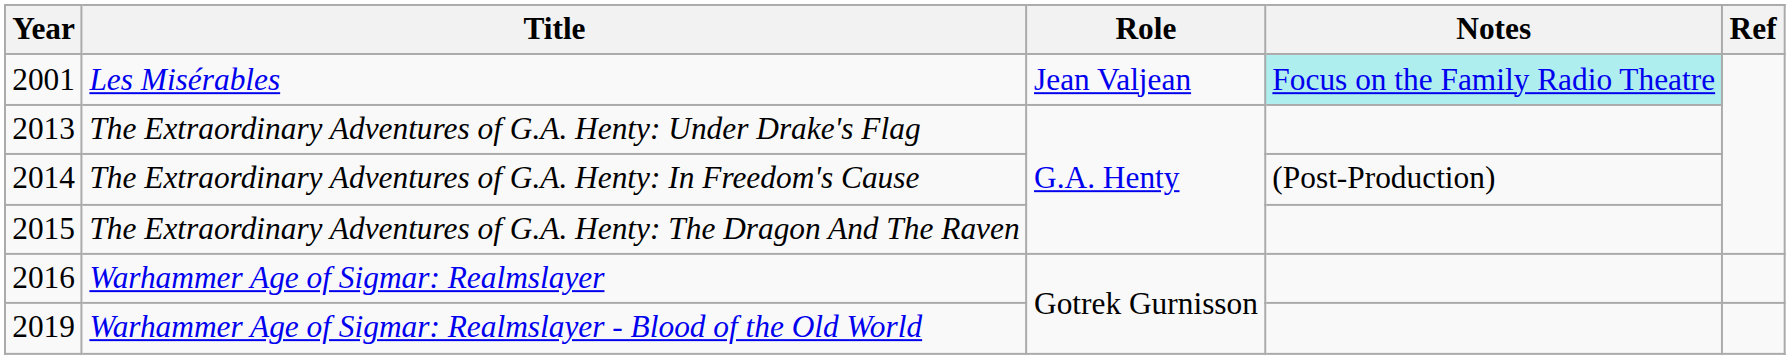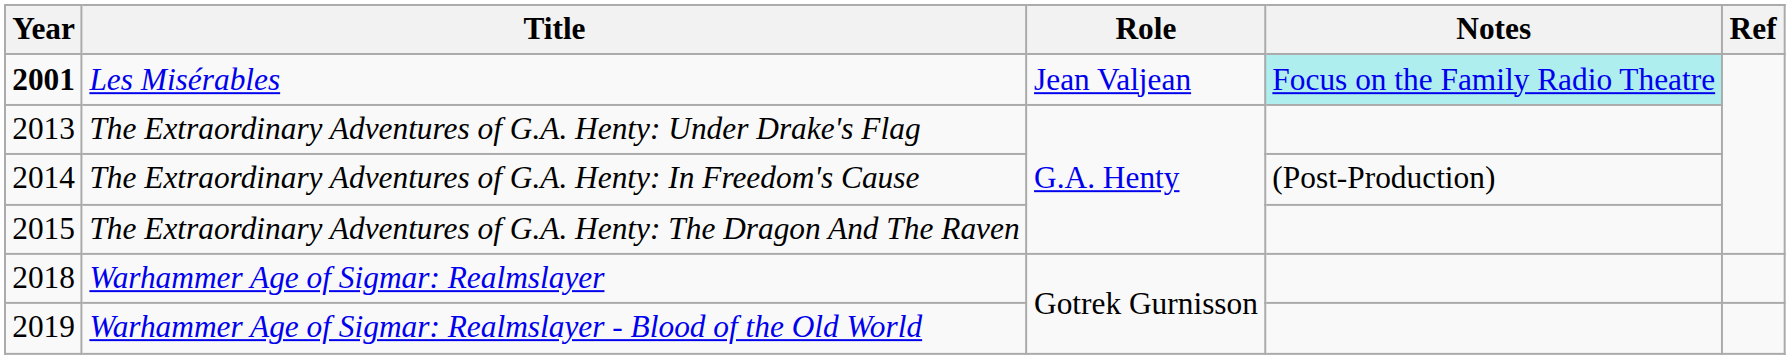(44, 79) normal -> (44, 79) bold
(44, 278) 2016 -> (44, 278) 2018
